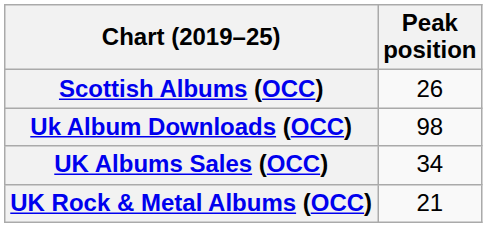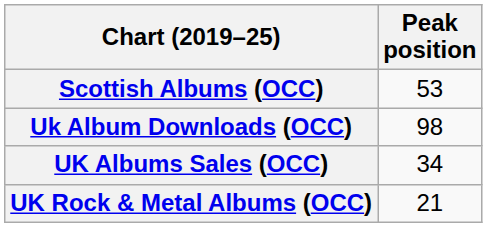(430, 88) 26 -> (430, 88) 53
